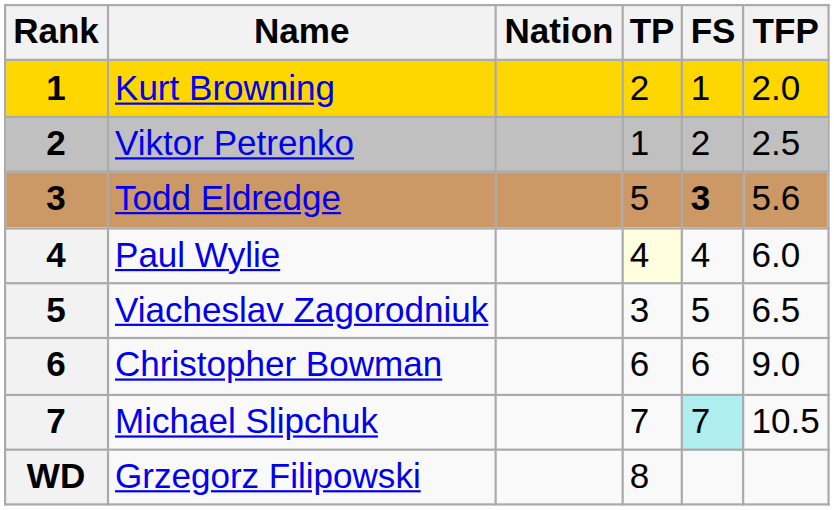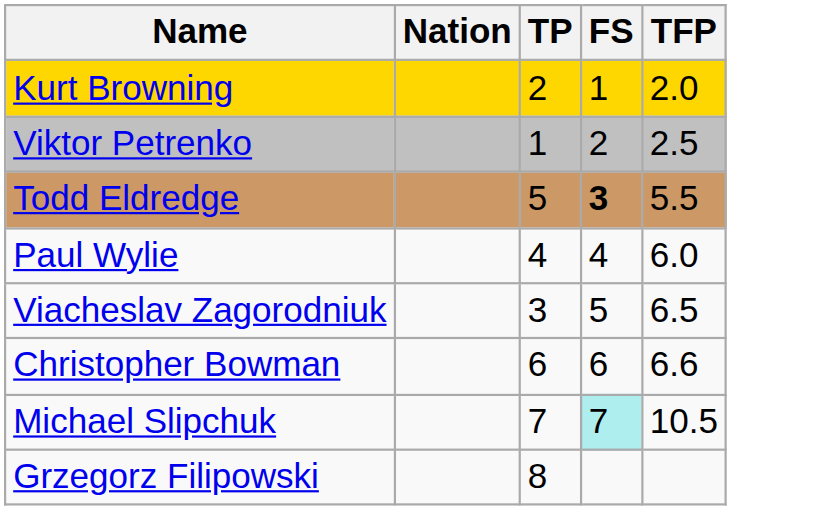- column: (56, 32)
(776, 198) 5.6 -> (674, 198) 5.5
(639, 254) lightyellow background -> (538, 254) no background
(776, 365) 9.0 -> (674, 365) 6.6
